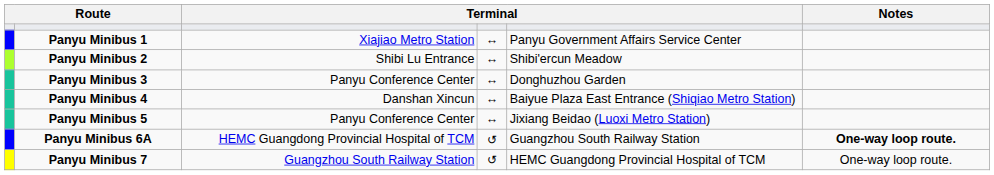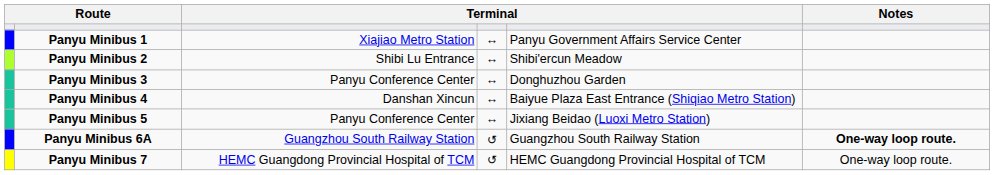(347, 139) HEMC Guangdong Provincial Hospital of TCM -> (379, 139) Guangzhou South Railway Station
(379, 159) Guangzhou South Railway Station -> (347, 159) HEMC Guangdong Provincial Hospital of TCM
